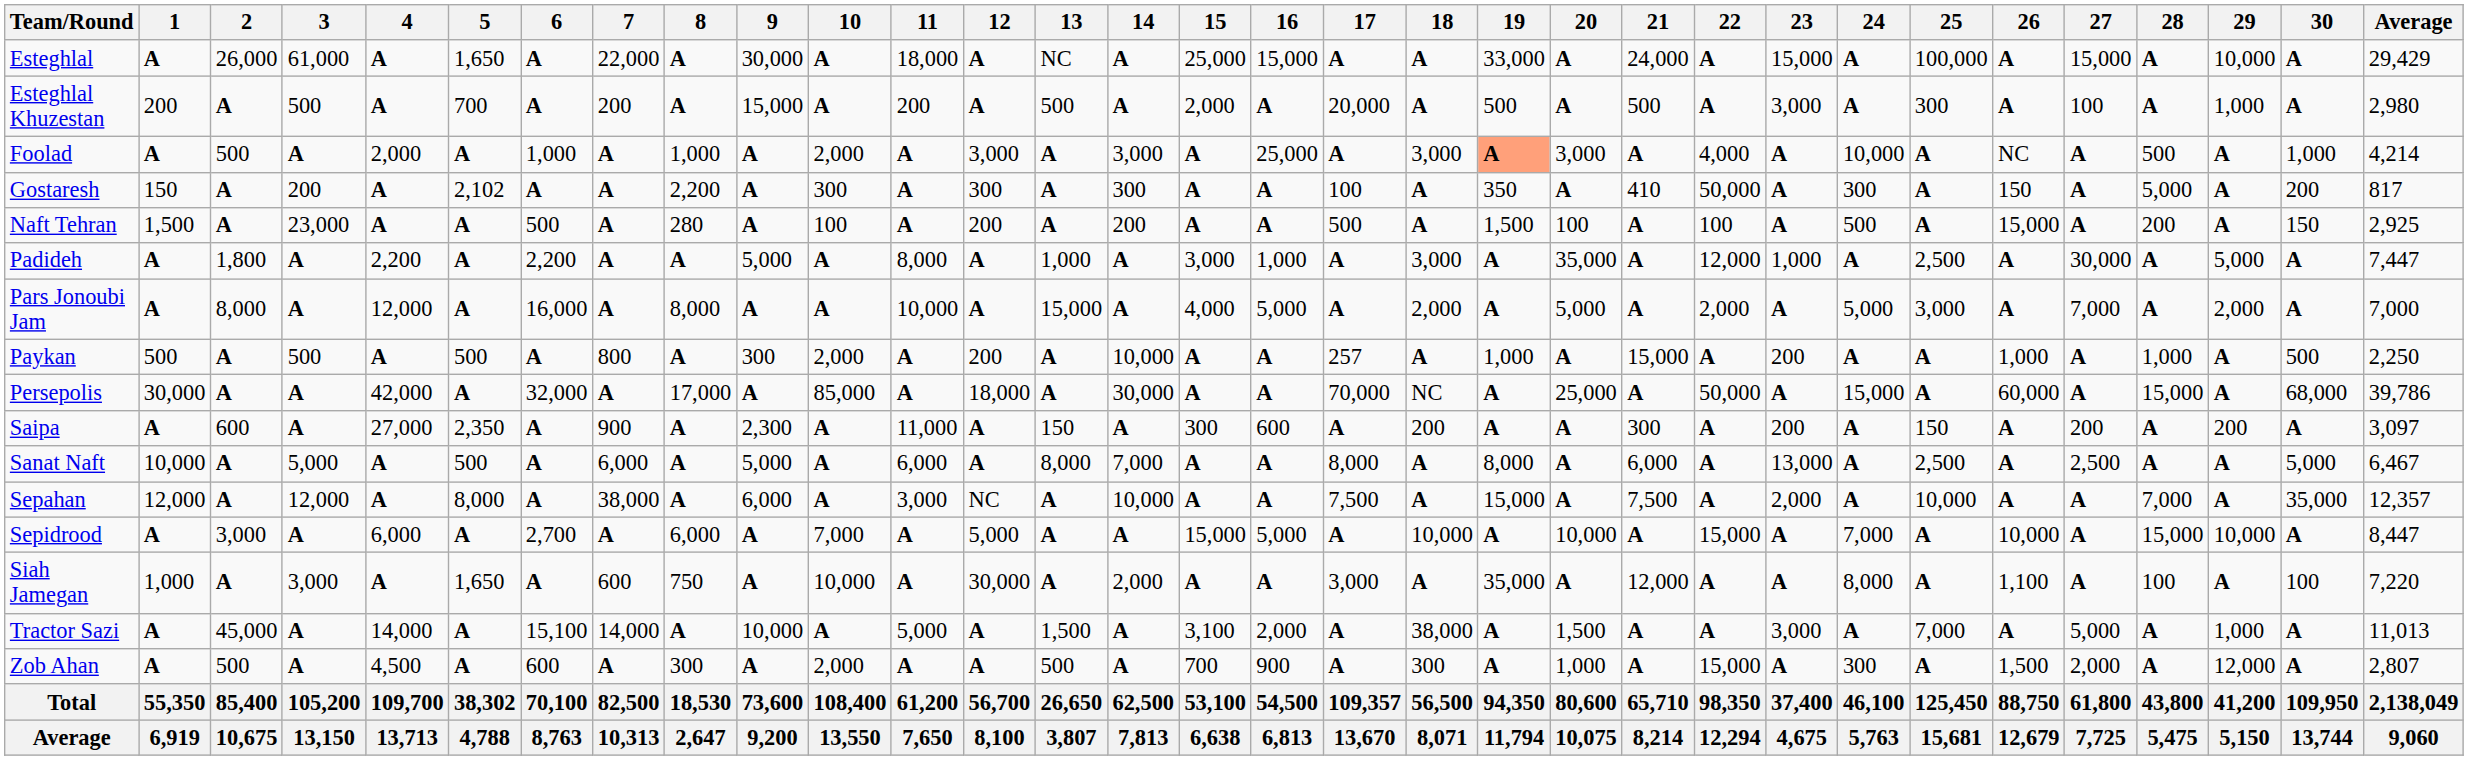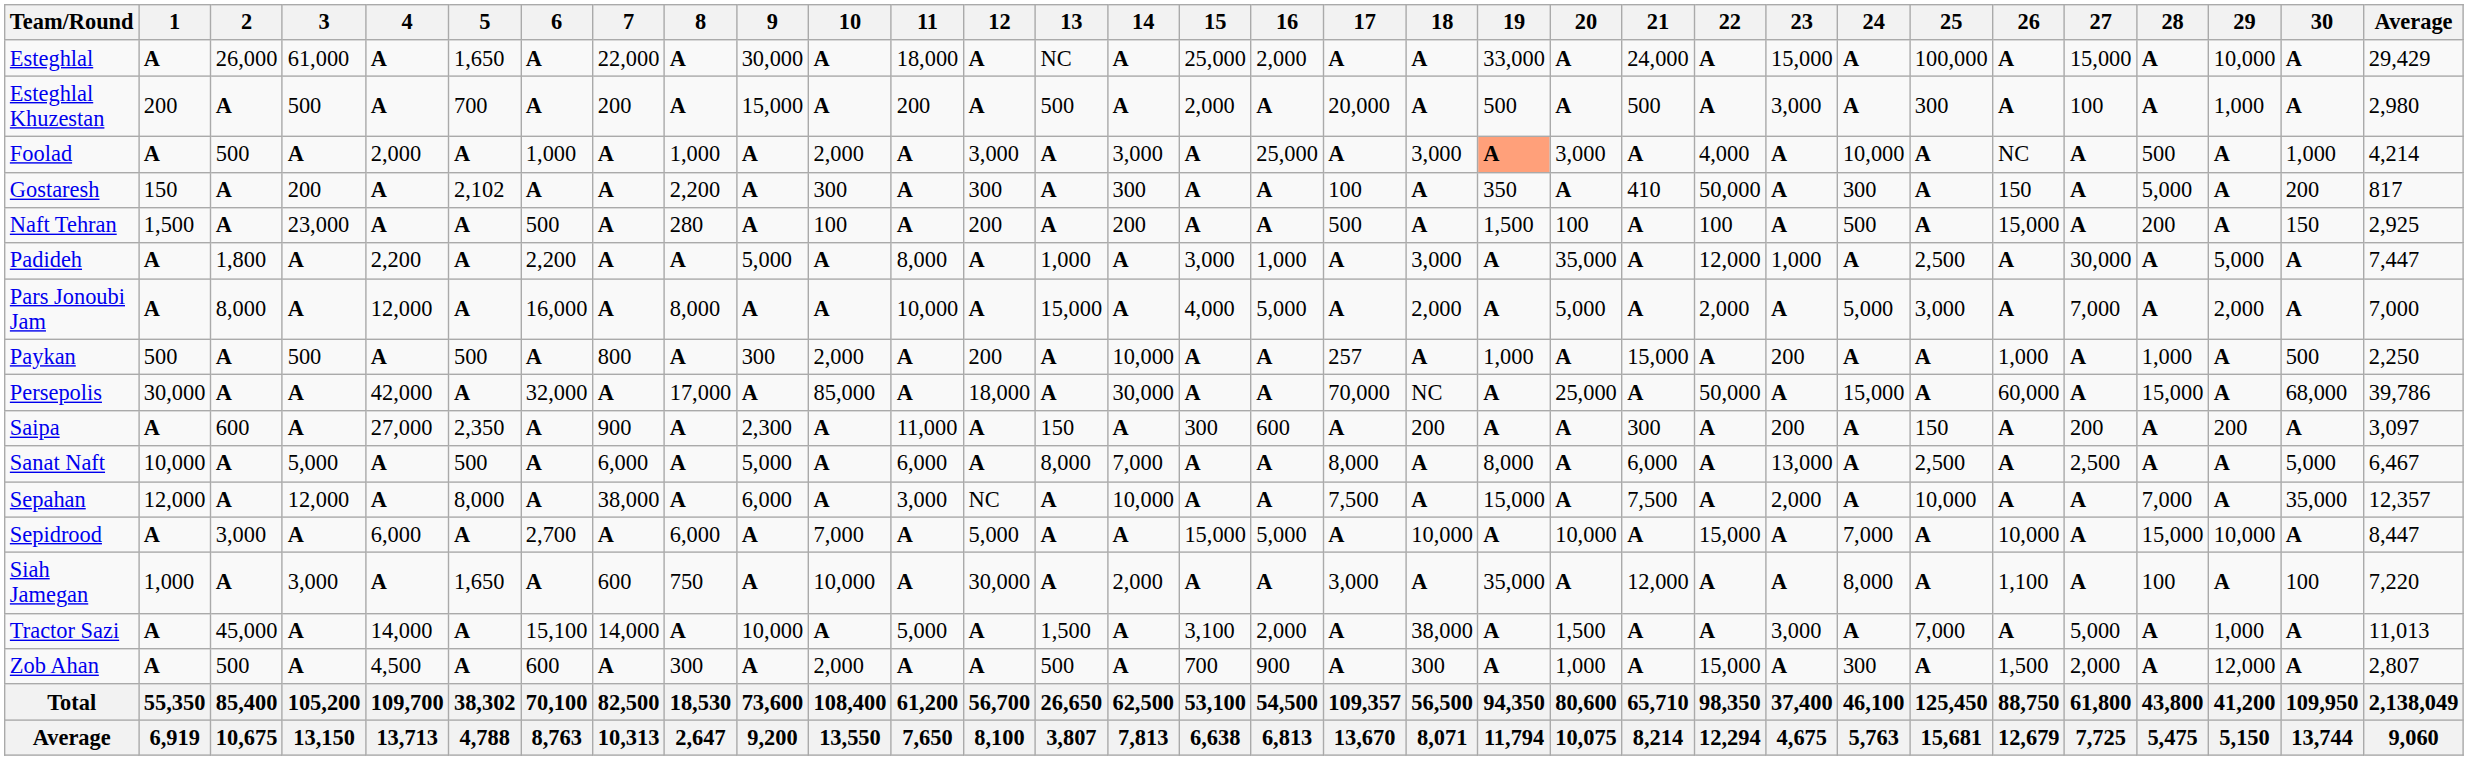(1287, 57) 15,000 -> (1282, 57) 2,000
